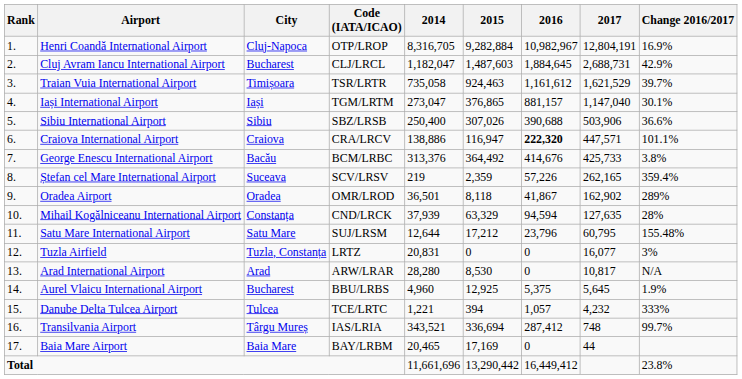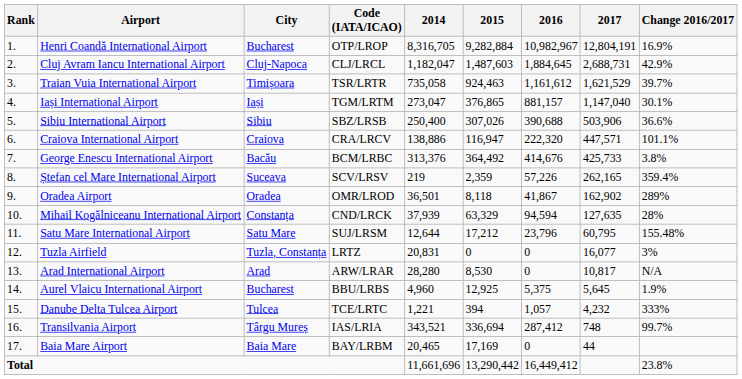(277, 45) Cluj-Napoca -> (270, 45) Bucharest
(270, 64) Bucharest -> (277, 64) Cluj-Napoca
(544, 139) bold -> (544, 139) normal
